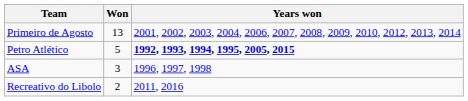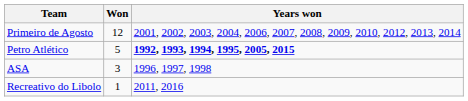(117, 32) 13 -> (117, 32) 12
(117, 87) 2 -> (117, 87) 1
